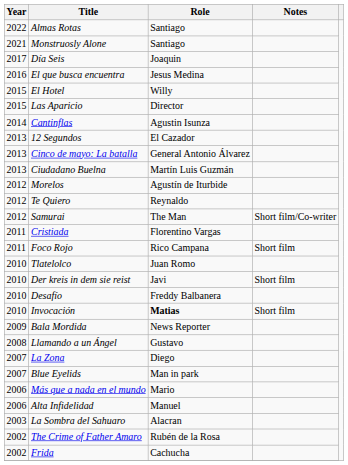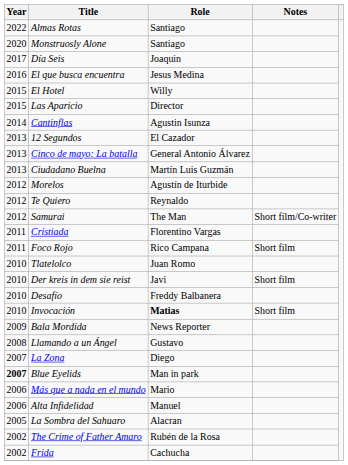(17, 43) 2021 -> (17, 43) 2020
(17, 374) normal -> (17, 374) bold
(17, 421) 2003 -> (17, 421) 2005
